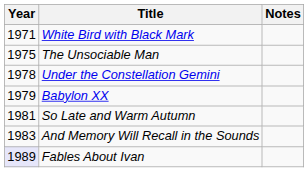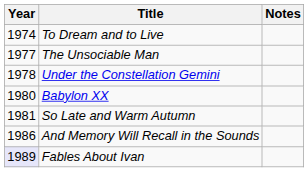- row: (118, 34)
+ row: (103, 34)
(22, 55) 1975 -> (22, 55) 1977
(22, 95) 1979 -> (22, 95) 1980
(22, 136) 1983 -> (22, 136) 1986
